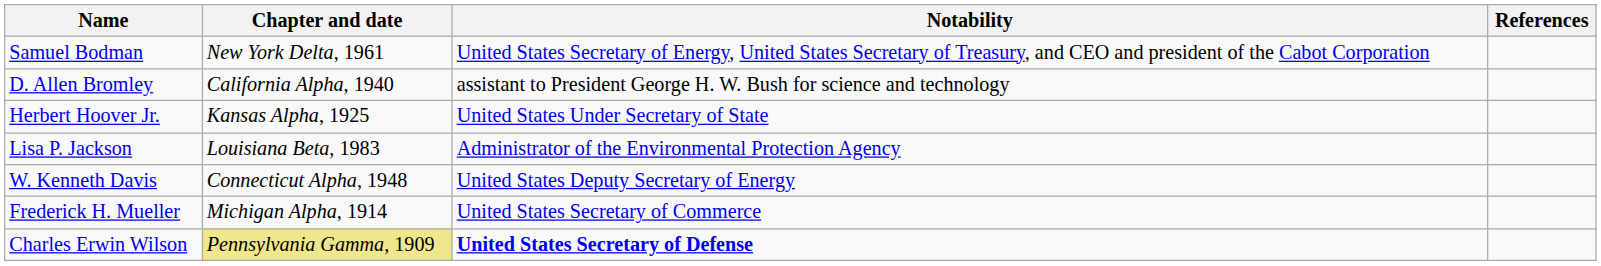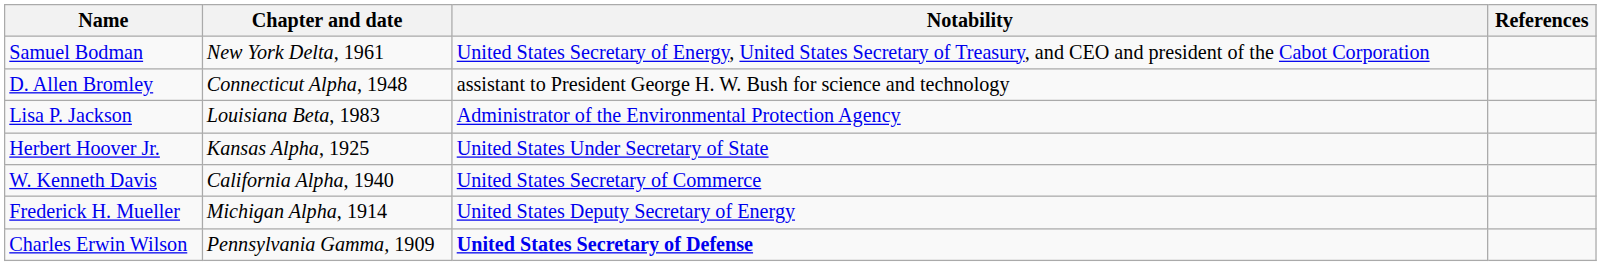(300, 84) California Alpha, 1940 -> (307, 84) Connecticut Alpha, 1948
rows swapped: (85, 116) <-> (71, 148)
(307, 180) Connecticut Alpha, 1948 -> (300, 180) California Alpha, 1940
(626, 180) United States Deputy Secretary of Energy -> (609, 180) United States Secretary of Commerce
(609, 212) United States Secretary of Commerce -> (626, 212) United States Deputy Secretary of Energy
(321, 244) khaki background -> (321, 244) no background
